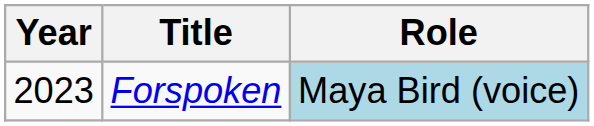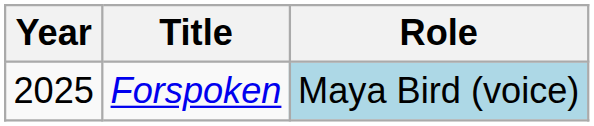(54, 90) 2023 -> (54, 90) 2025
